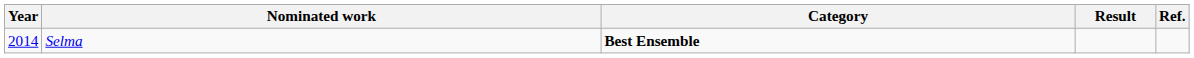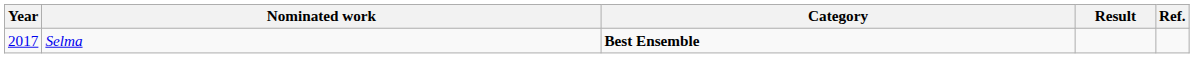(23, 40) 2014 -> (23, 40) 2017
